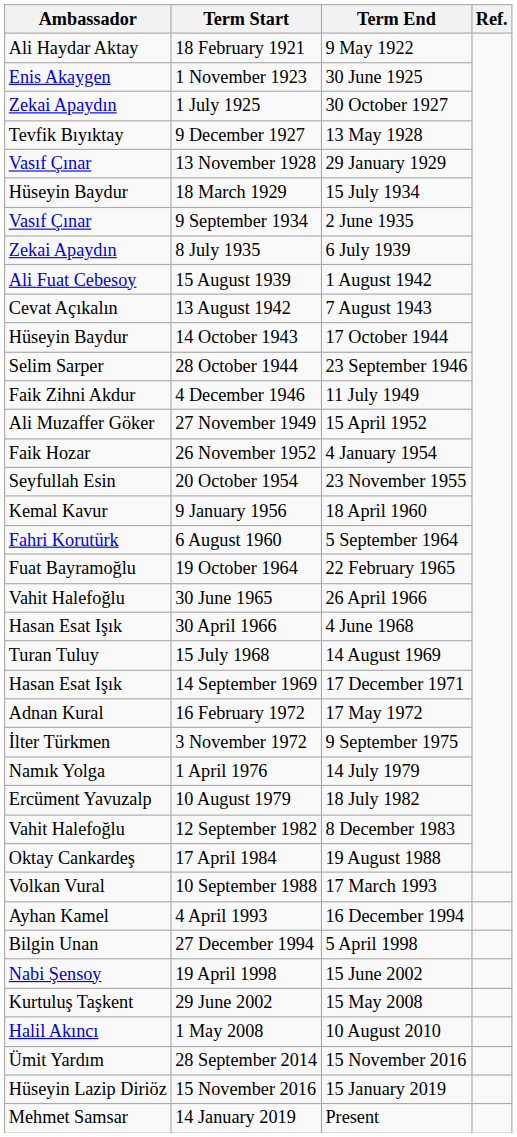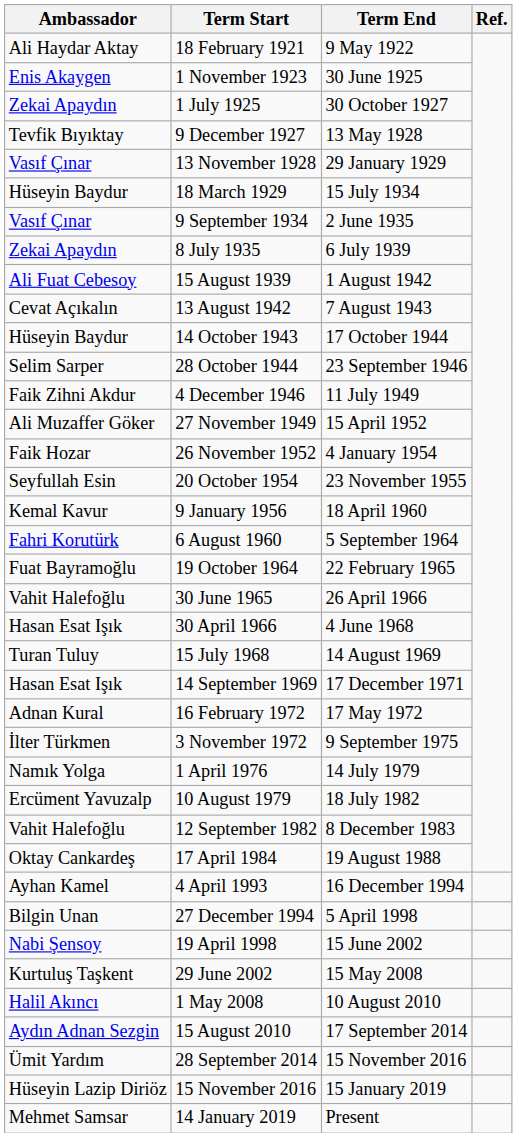- row: (246, 886)
+ row: (233, 1031)
